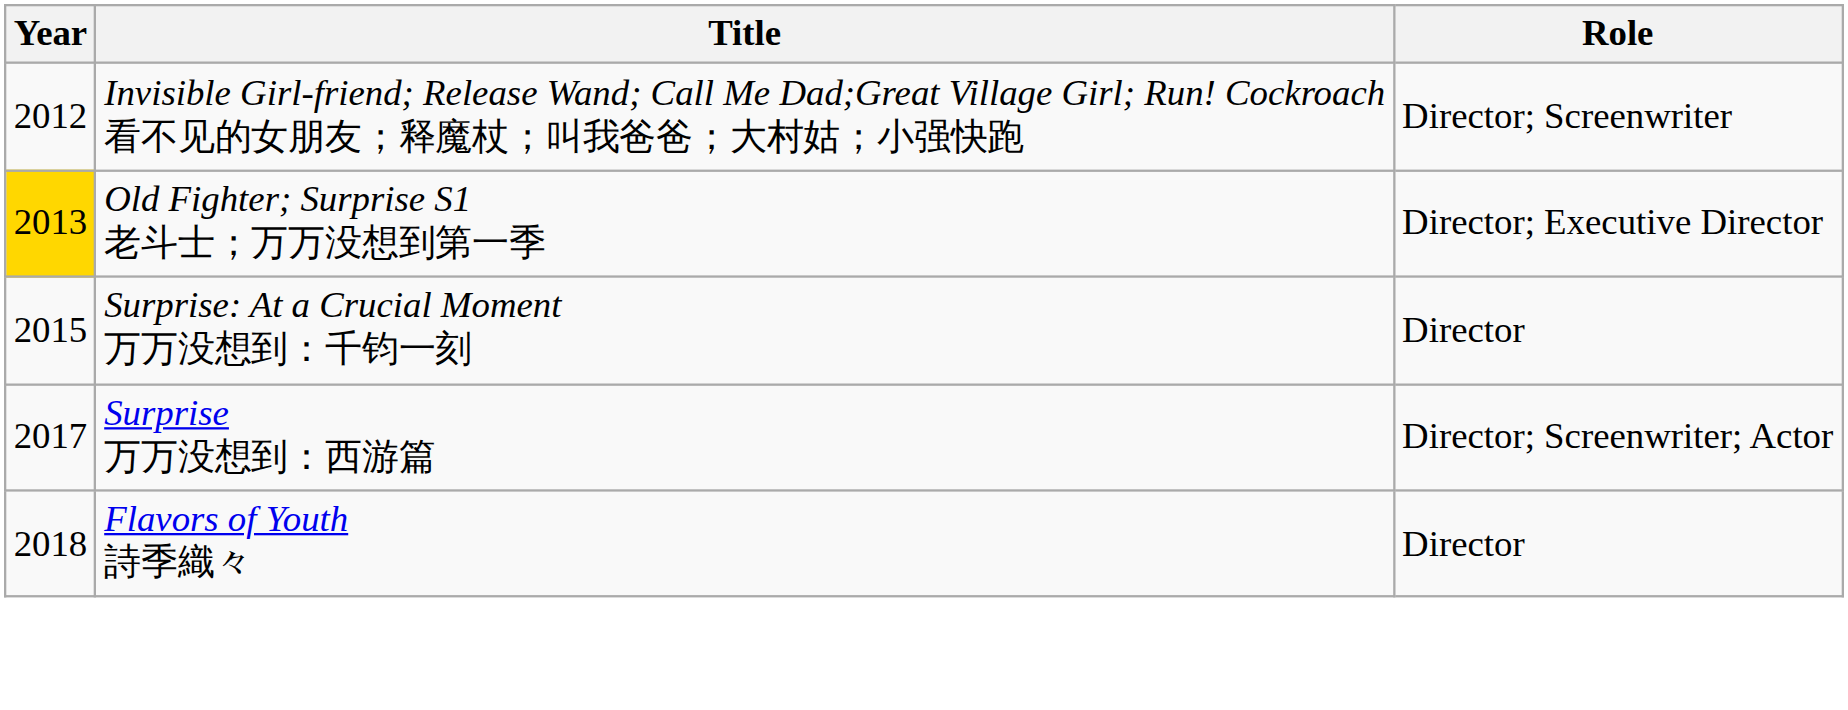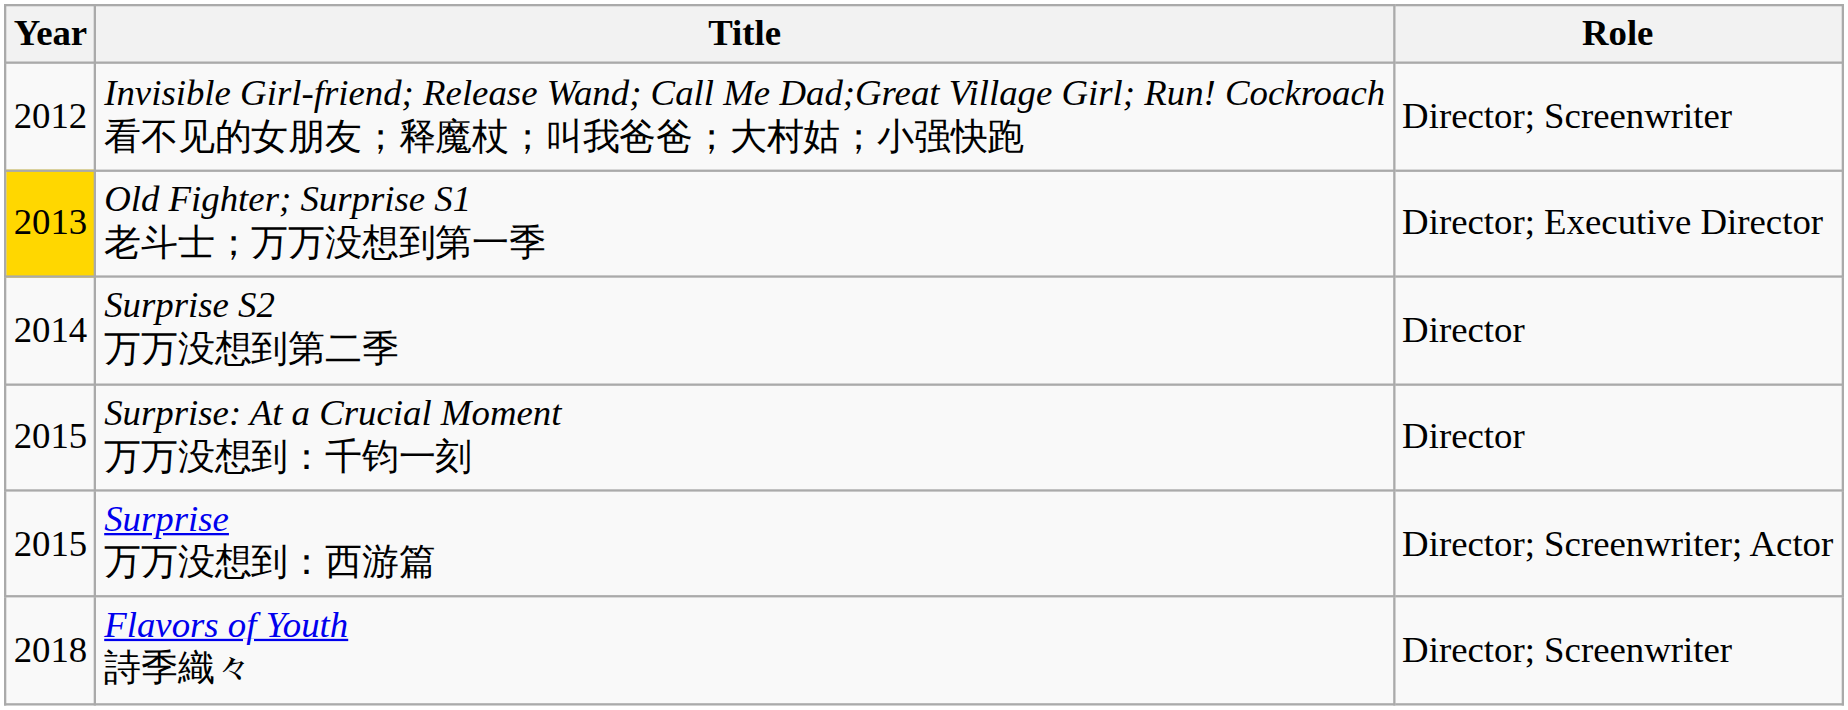+ row: (251, 327)
(50, 436) 2017 -> (50, 542) 2015
(1463, 542) Director -> (1567, 649) Director; Screenwriter
